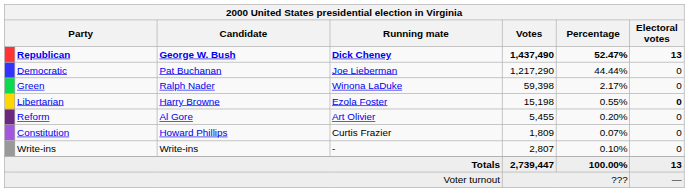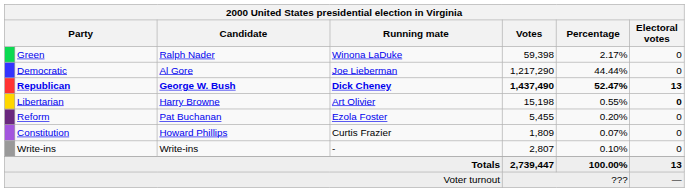rows swapped: (44, 55) <-> (31, 86)
(190, 70) Pat Buchanan -> (176, 70) Al Gore
(360, 102) Ezola Foster -> (354, 102) Art Olivier
(176, 117) Al Gore -> (190, 117) Pat Buchanan
(354, 117) Art Olivier -> (360, 117) Ezola Foster
